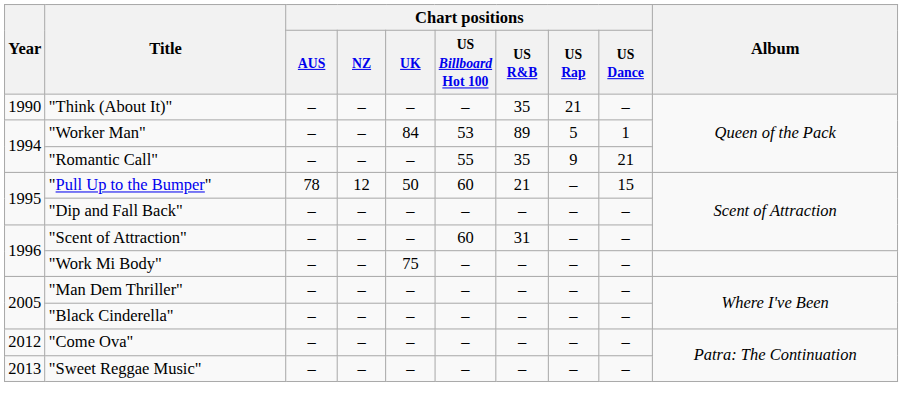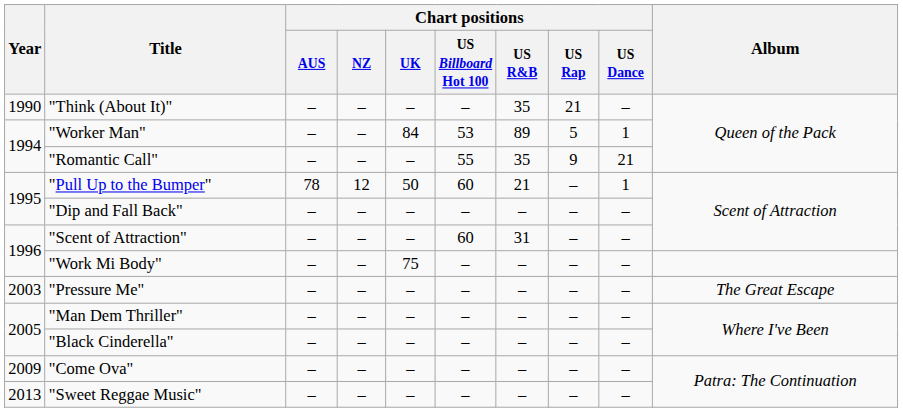(626, 185) 15 -> (626, 185) 1
+ row: (97, 289)
(25, 342) 2012 -> (25, 368) 2009
